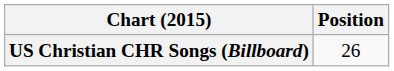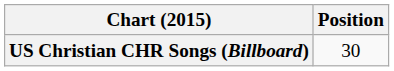(351, 50) 26 -> (351, 50) 30
